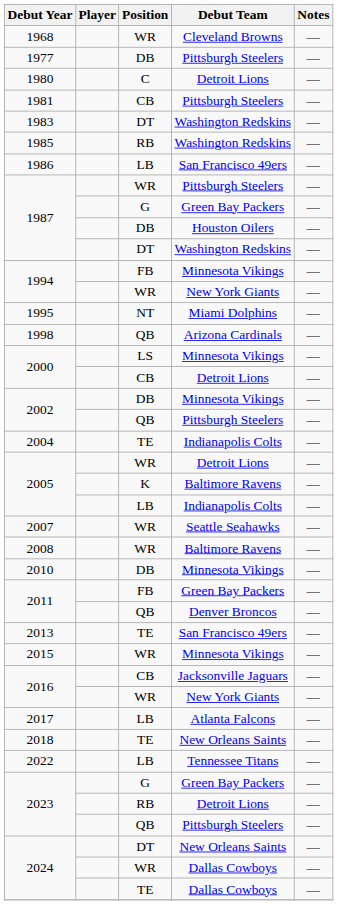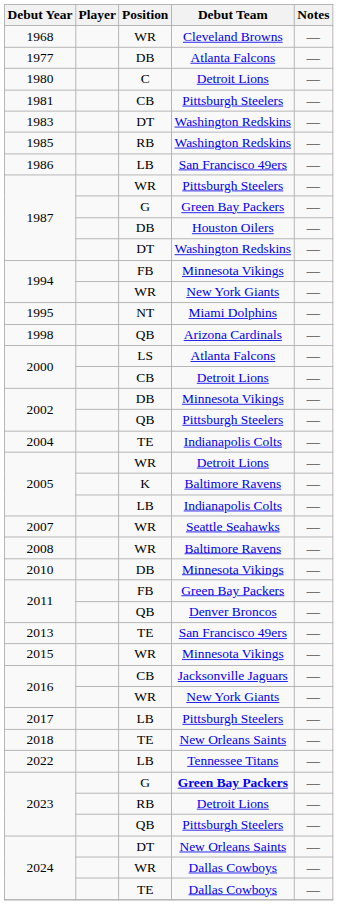(233, 57) Pittsburgh Steelers -> (233, 57) Atlanta Falcons
(233, 356) Minnesota Vikings -> (233, 356) Atlanta Falcons
(233, 718) Atlanta Falcons -> (233, 718) Pittsburgh Steelers
(233, 782) normal -> (233, 782) bold
